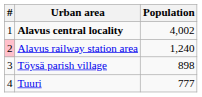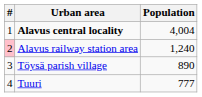(182, 30) 4,002 -> (182, 30) 4,004
(186, 65) 898 -> (186, 65) 890
